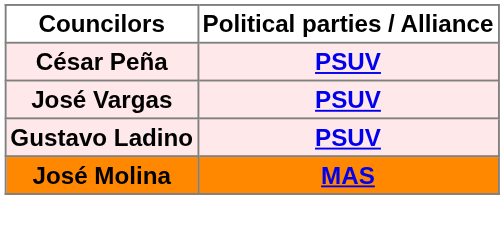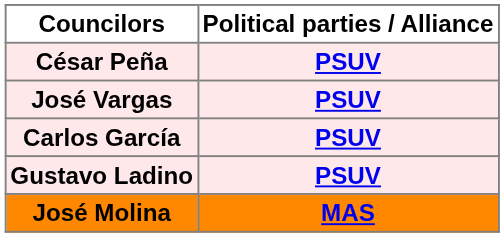+ row: (102, 137)
